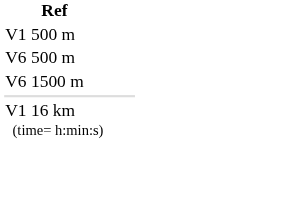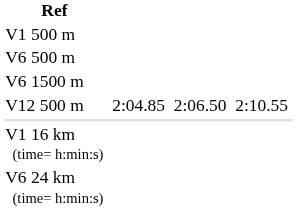+ row: (45, 105)
+ row: (54, 187)
